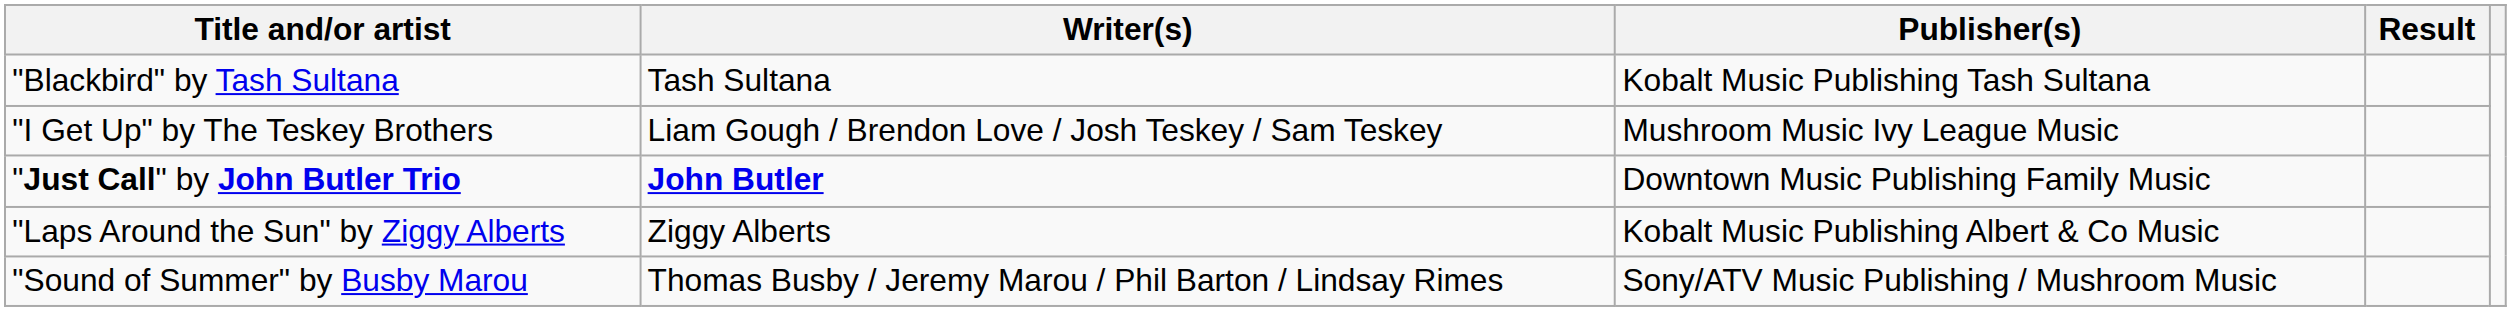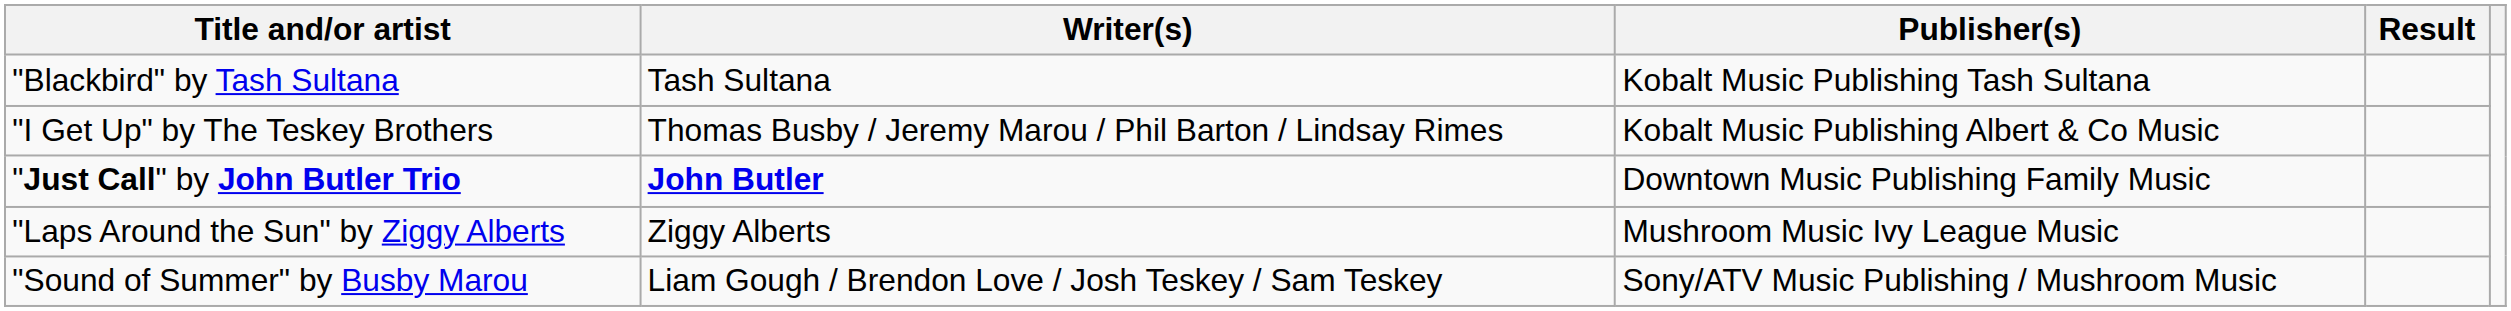(1045, 130) Liam Gough / Brendon Love / Josh Teskey / Sam Teskey -> (1075, 130) Thomas Busby / Jeremy Marou / Phil Barton / Lindsay Rimes
(1871, 130) Mushroom Music Ivy League Music -> (1921, 130) Kobalt Music Publishing Albert & Co Music
(1921, 230) Kobalt Music Publishing Albert & Co Music -> (1871, 230) Mushroom Music Ivy League Music
(1075, 280) Thomas Busby / Jeremy Marou / Phil Barton / Lindsay Rimes -> (1045, 280) Liam Gough / Brendon Love / Josh Teskey / Sam Teskey
